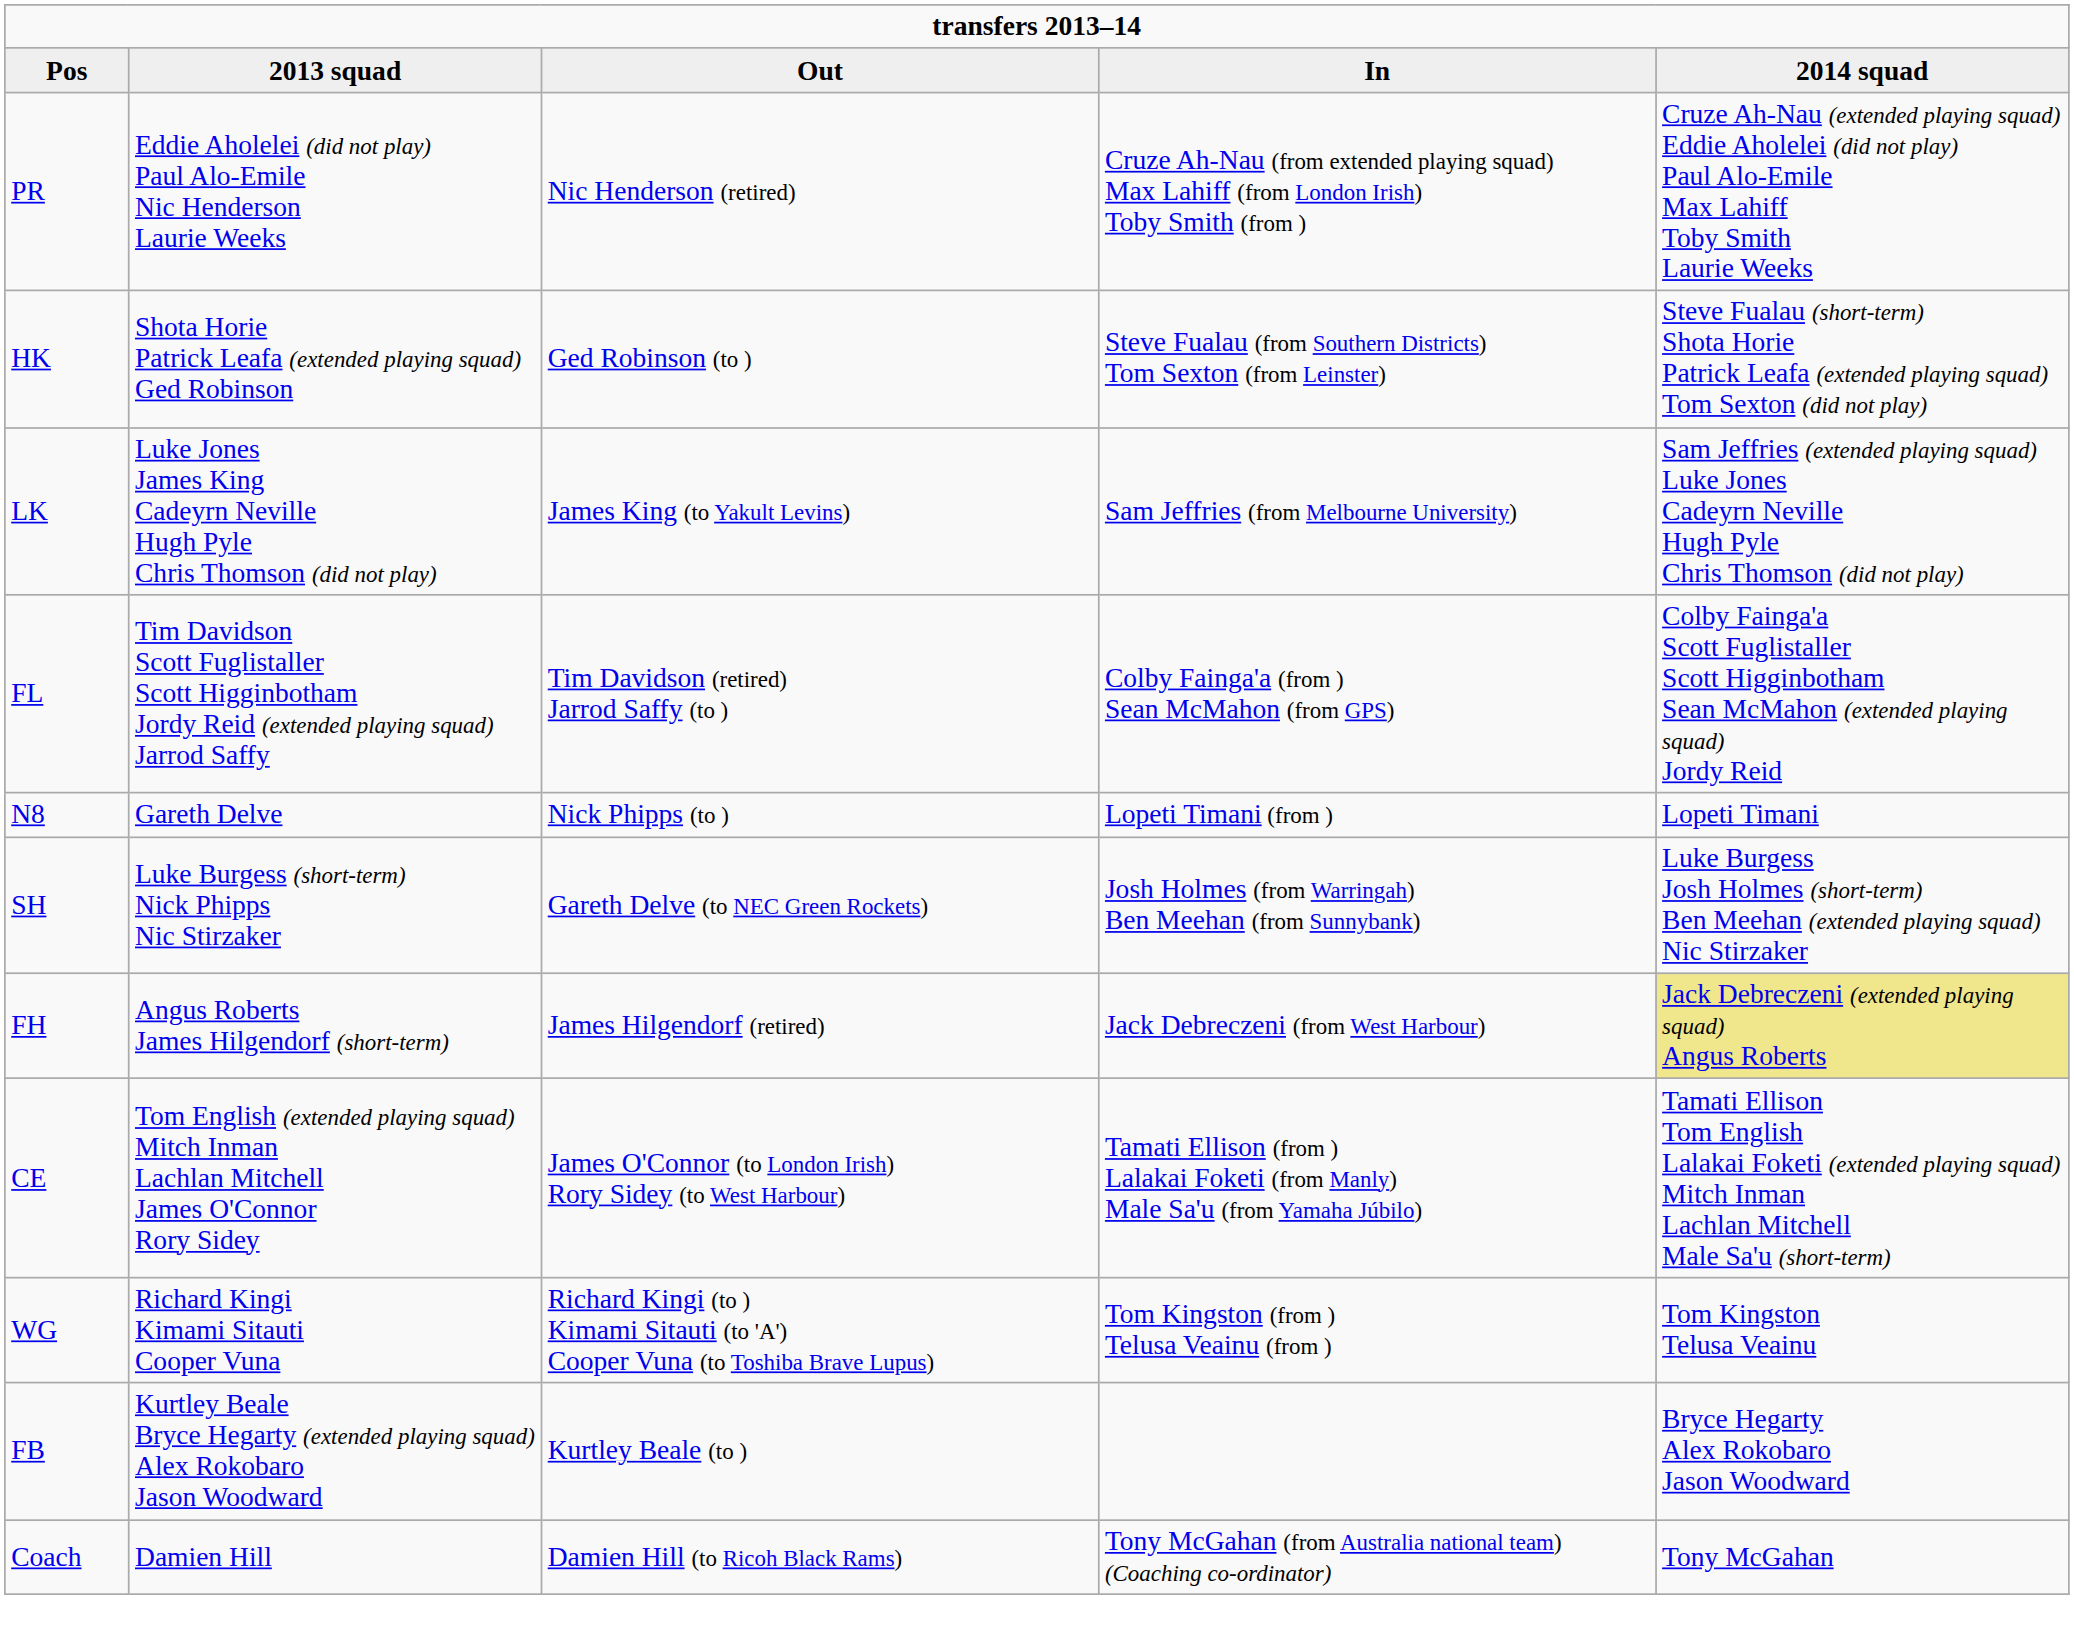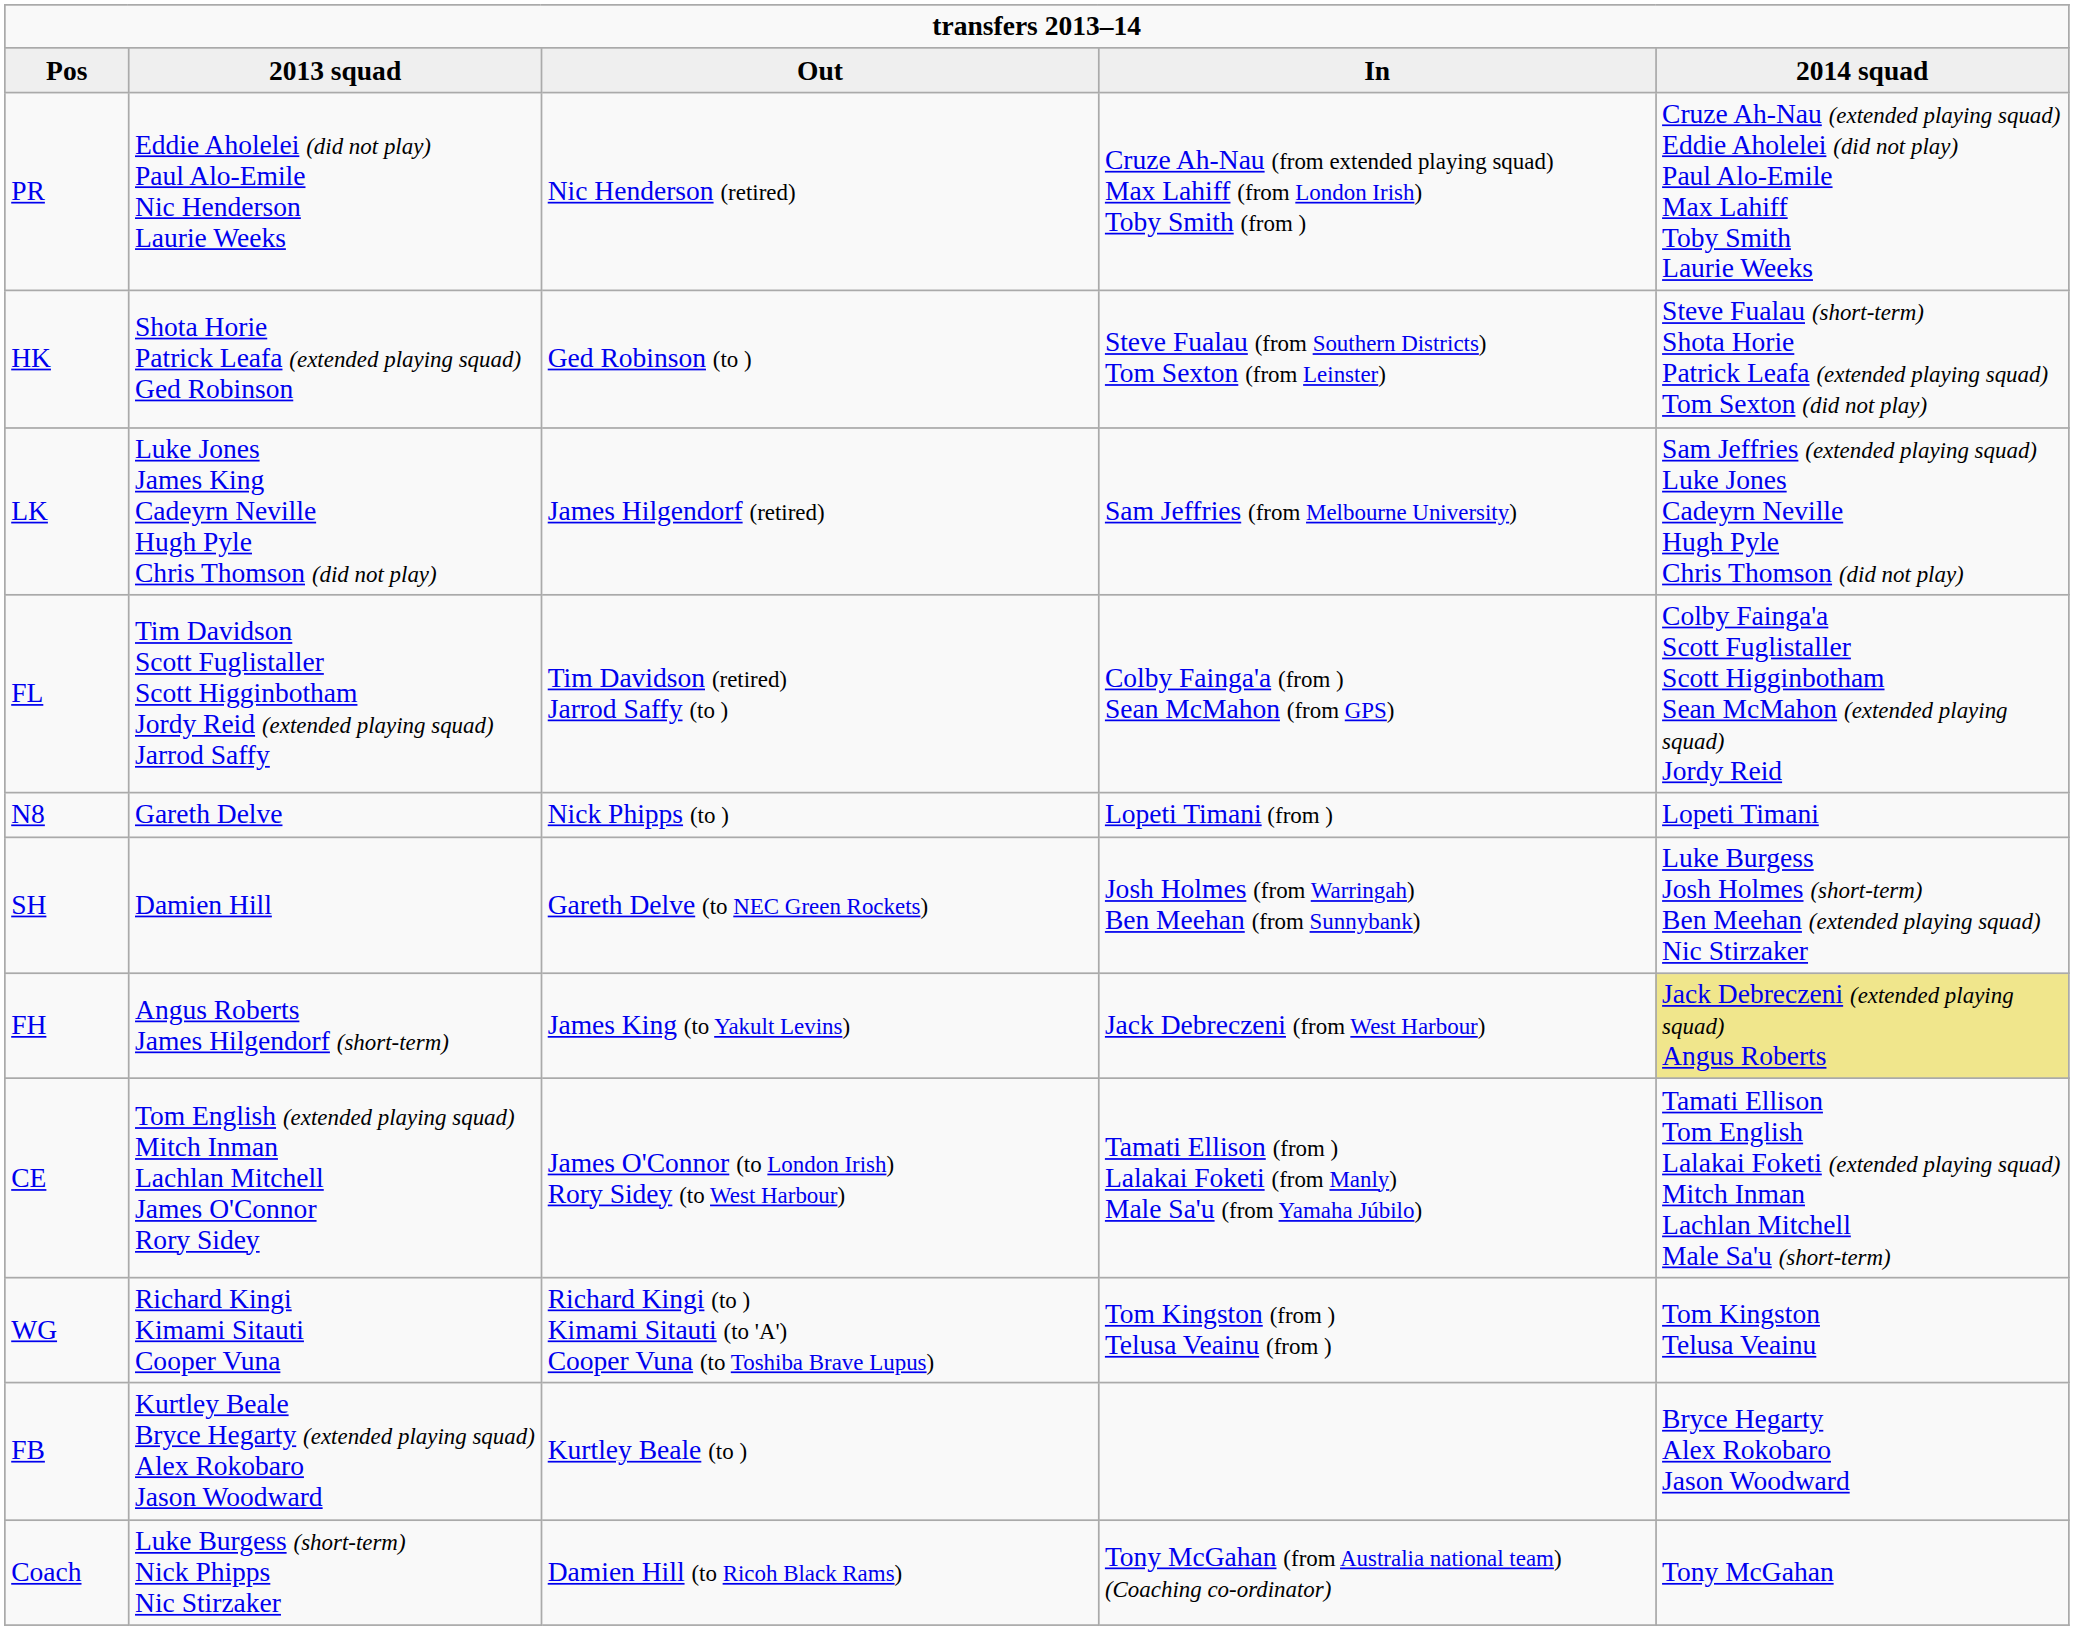(699, 510) James King (to Yakult Levins) -> (686, 510) James Hilgendorf (retired)
(270, 904) Luke Burgess (short-term) Nick Phipps Nic Stirzaker -> (203, 904) Damien Hill
(686, 1025) James Hilgendorf (retired) -> (699, 1025) James King (to Yakult Levins)
(203, 1556) Damien Hill -> (270, 1571) Luke Burgess (short-term) Nick Phipps Nic Stirzaker
